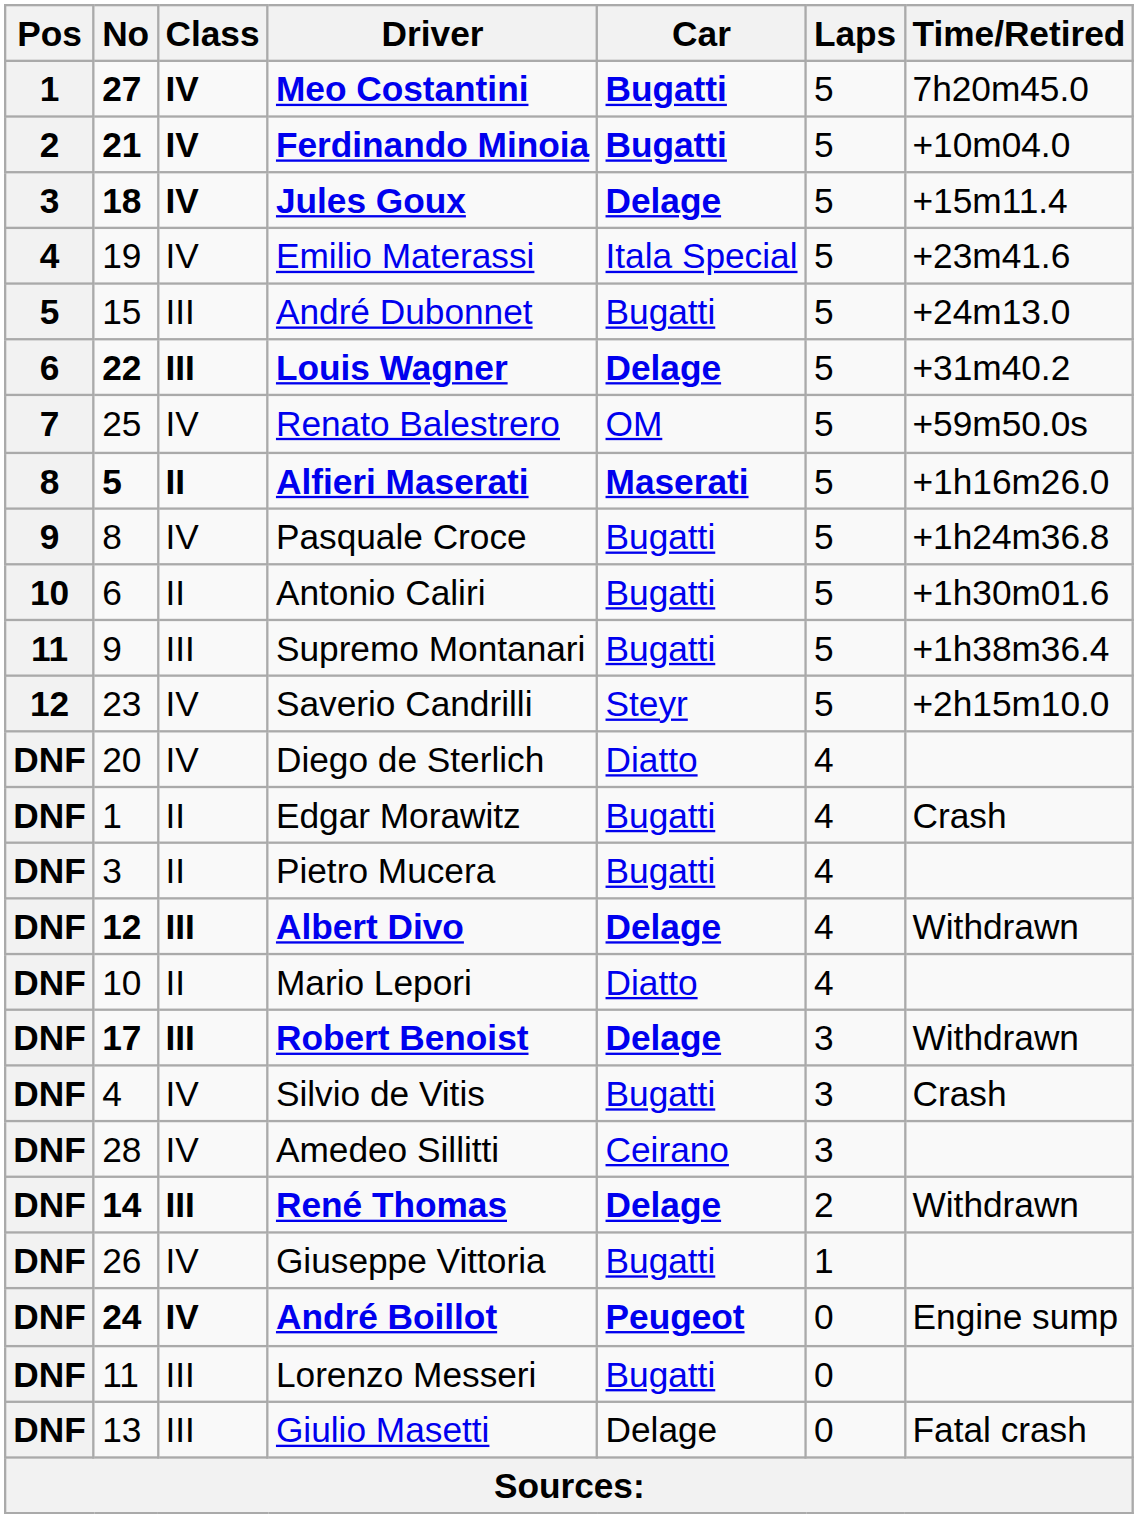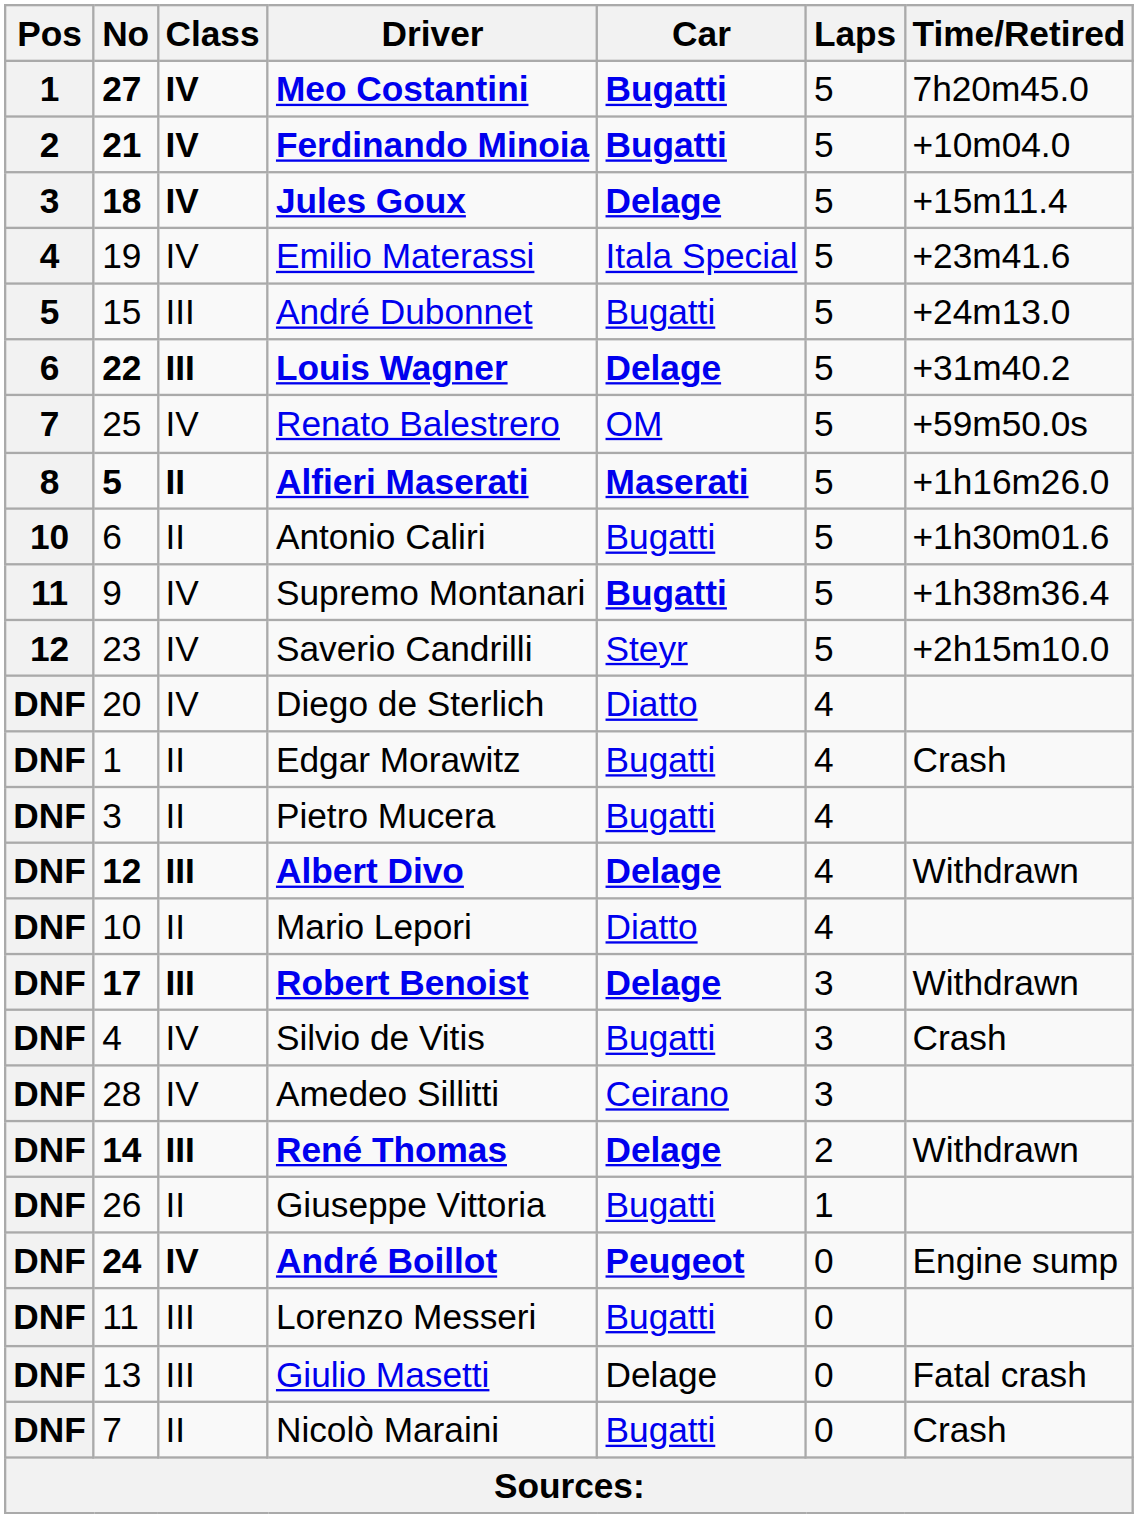- row: (401, 536)
(180, 647) III -> (182, 592) IV
(660, 647) normal -> (666, 592) bold
(182, 1261) IV -> (175, 1206) II
+ row: (388, 1429)
